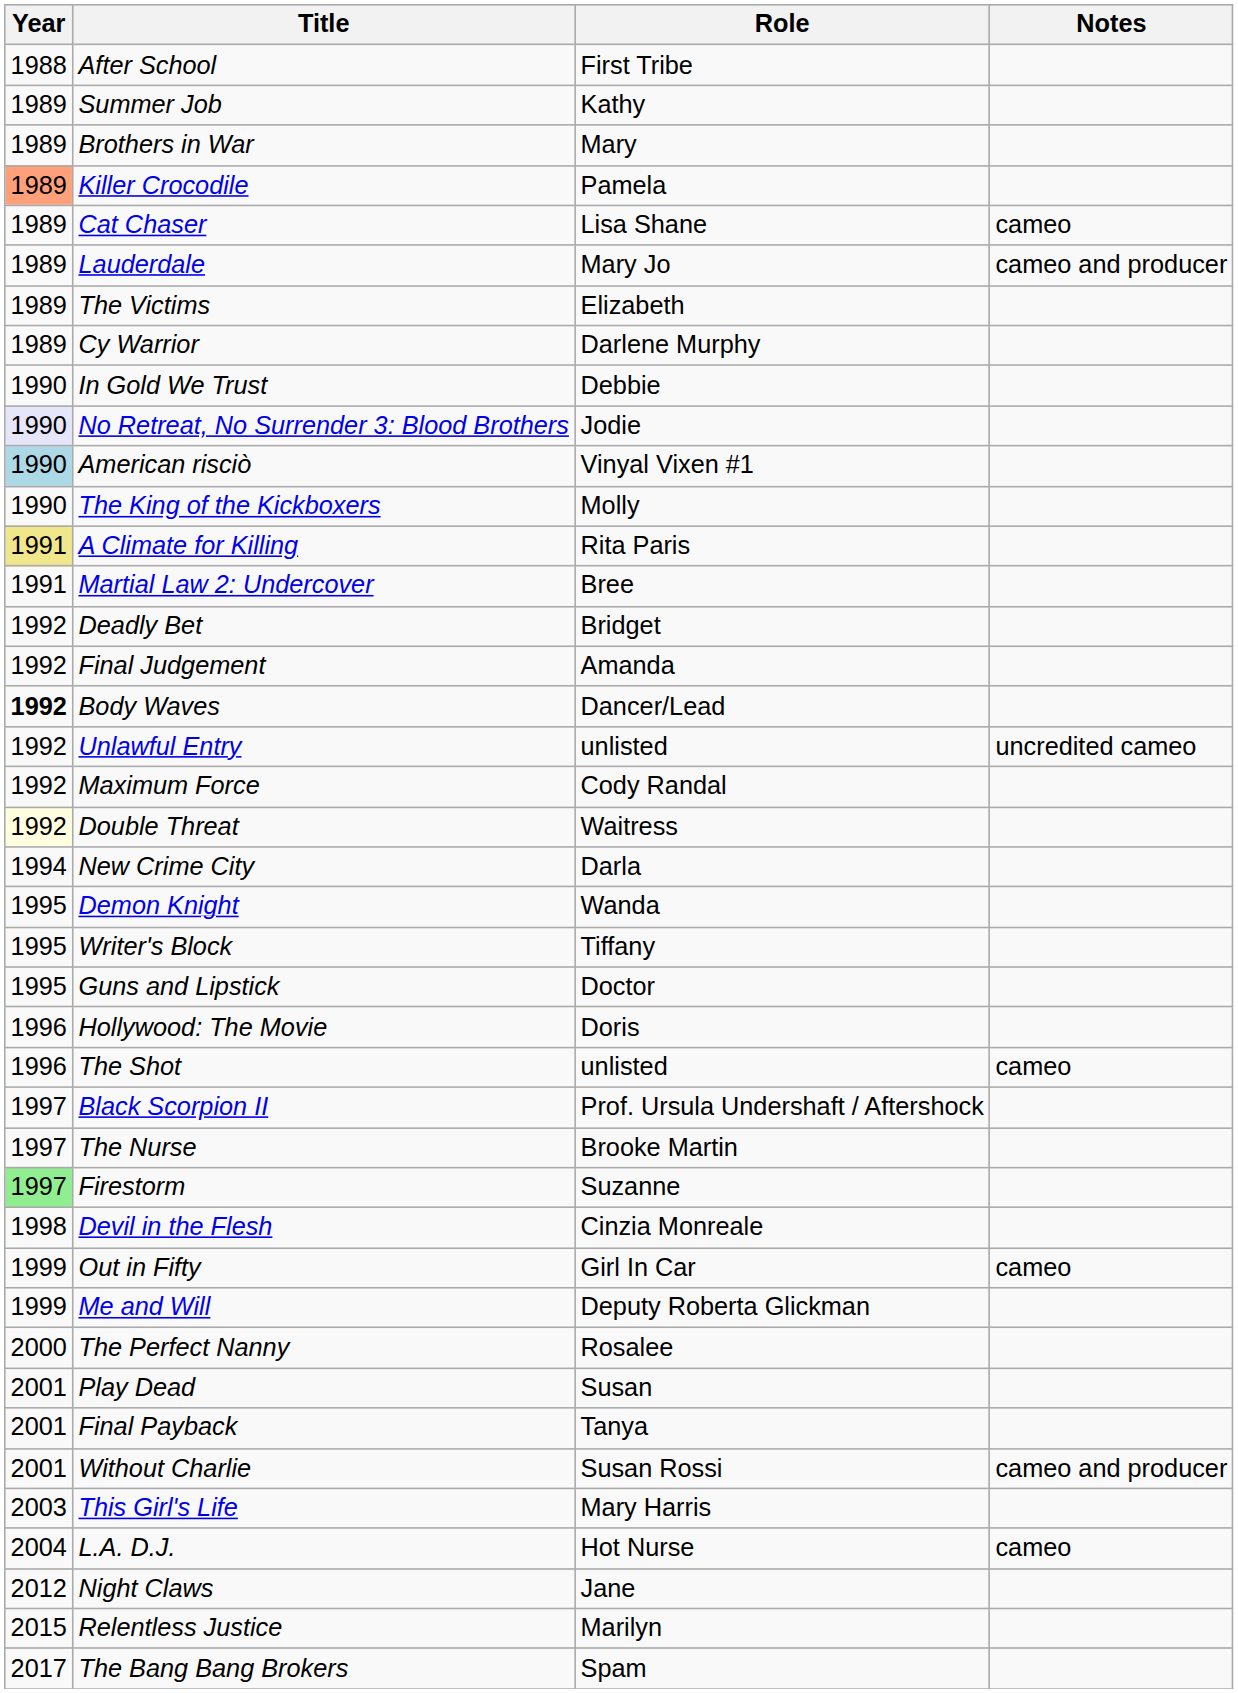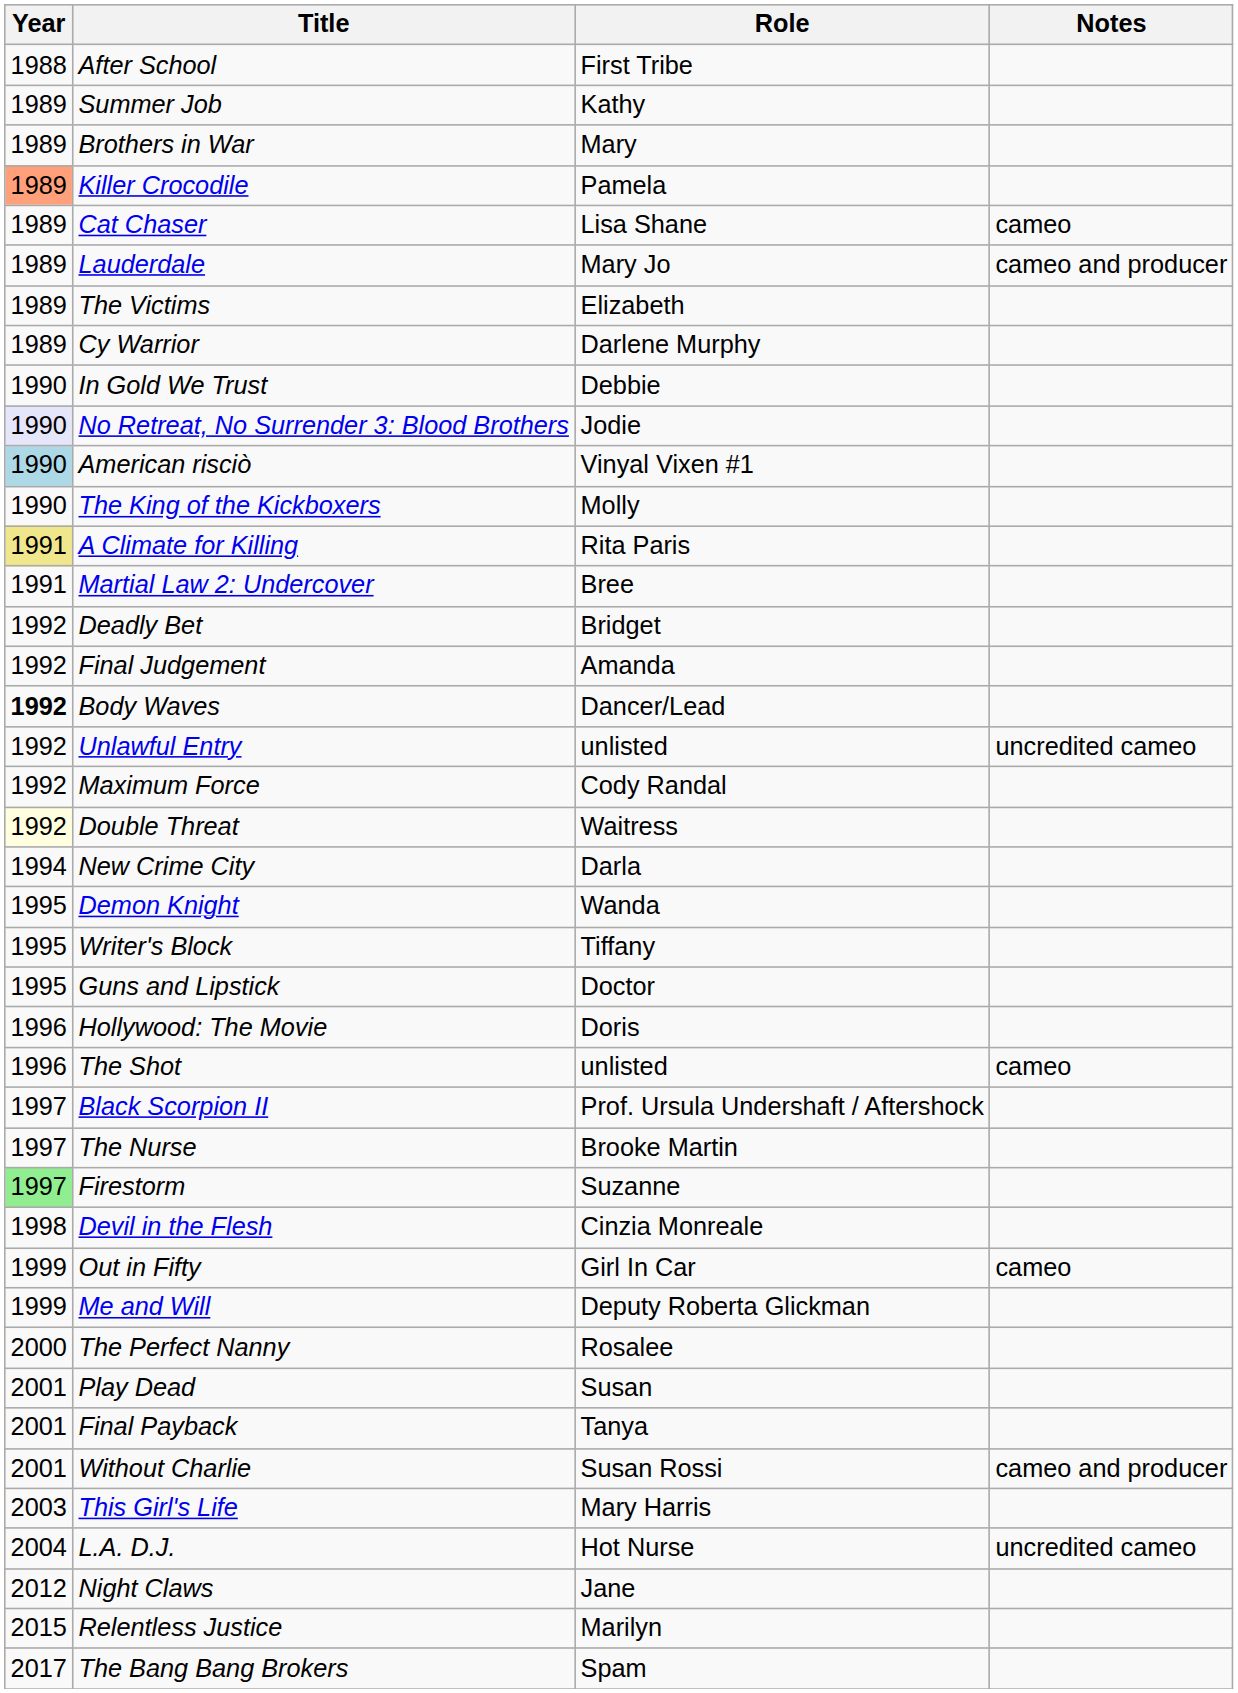(1033, 1548) cameo -> (1096, 1548) uncredited cameo
